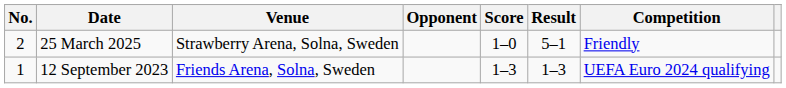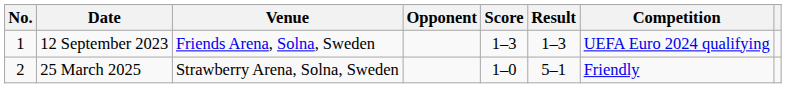rows swapped: (104, 69) <-> (91, 43)
